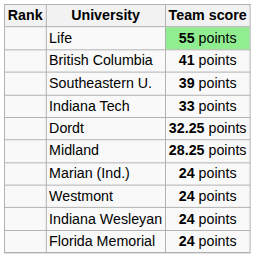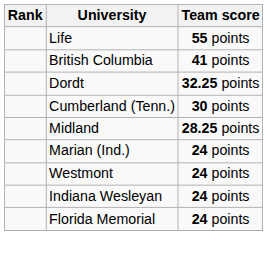(208, 38) lightgreen background -> (221, 38) no background
- row: (101, 83)
- row: (89, 106)
+ row: (112, 106)
